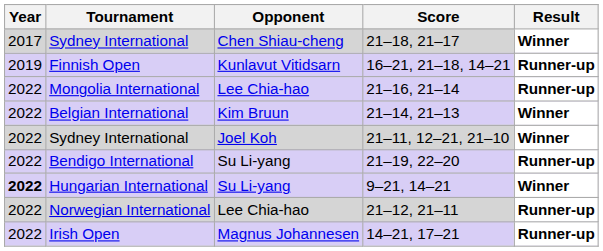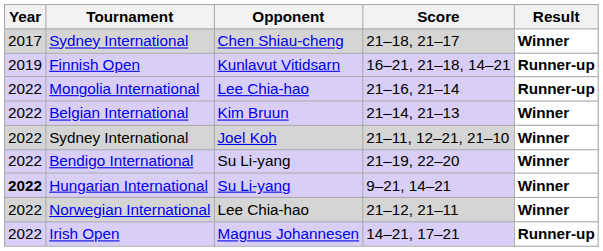(556, 162) Runner-up -> (543, 162) Winner
(556, 210) Runner-up -> (543, 210) Winner
